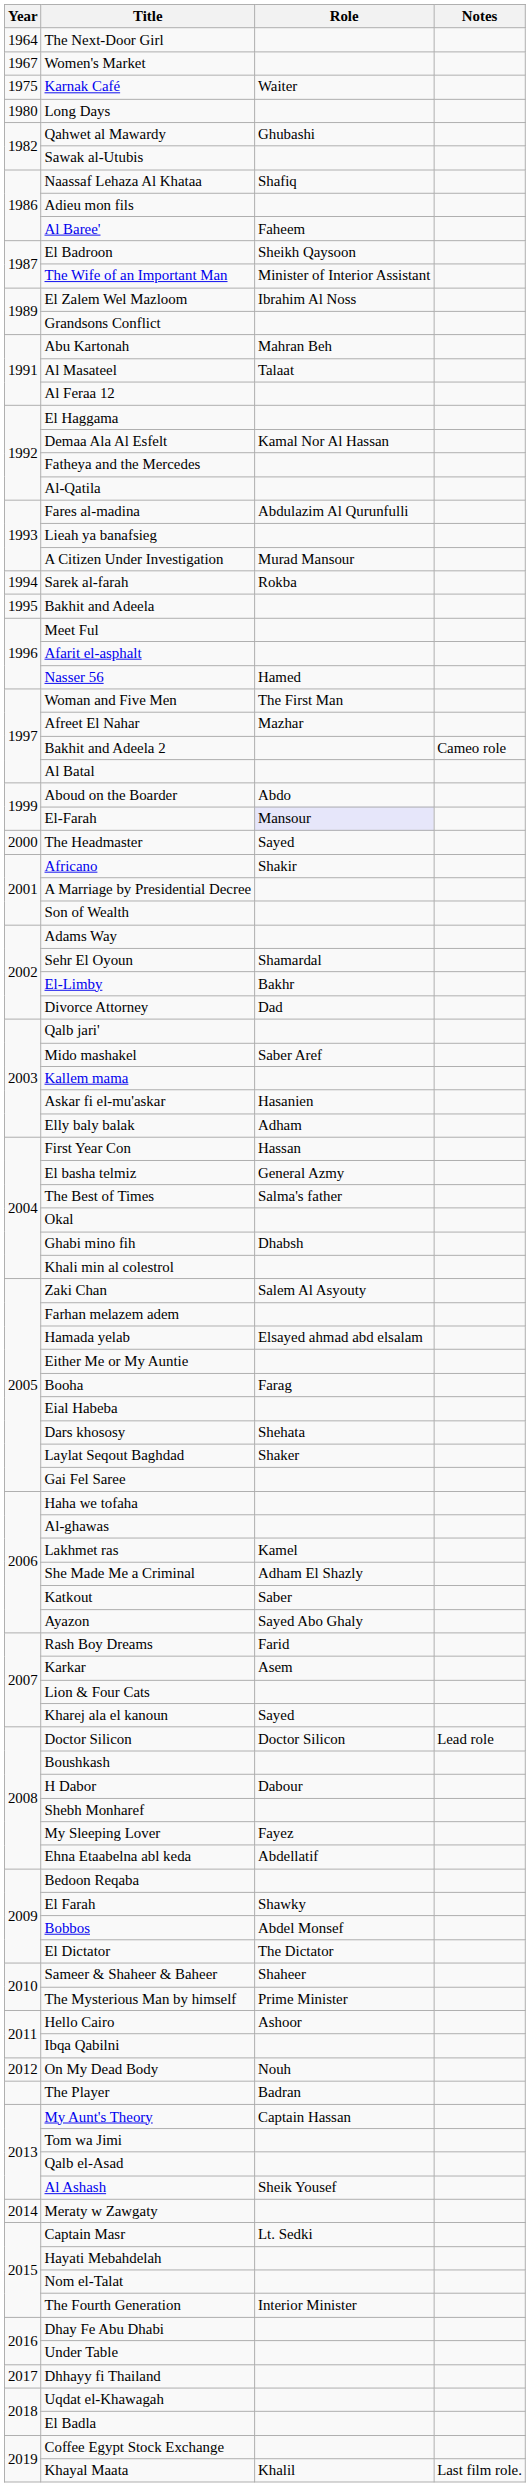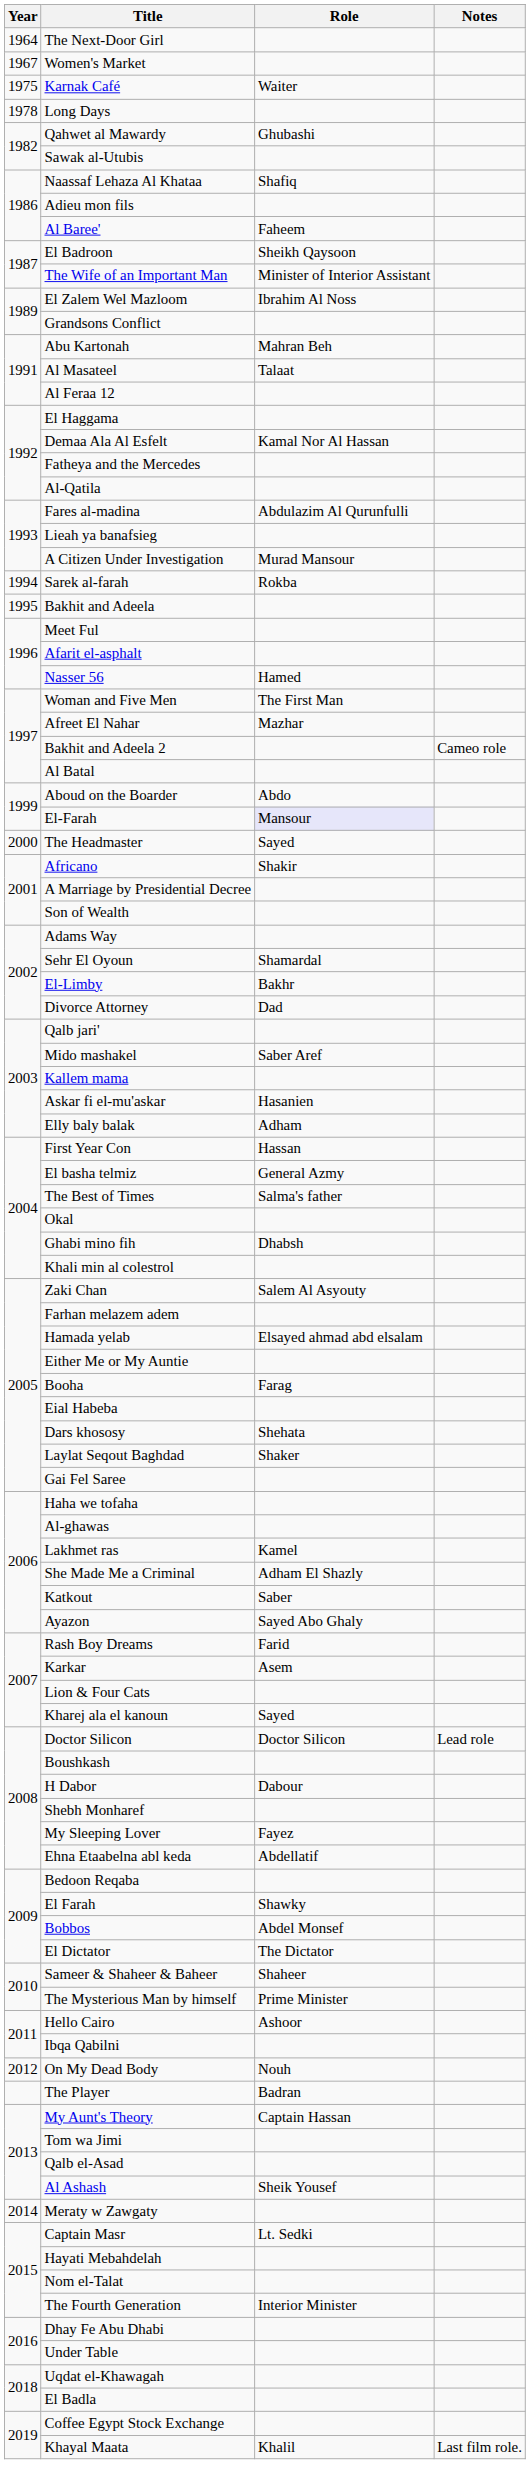(23, 110) 1980 -> (23, 110) 1978
- row: (103, 2376)
